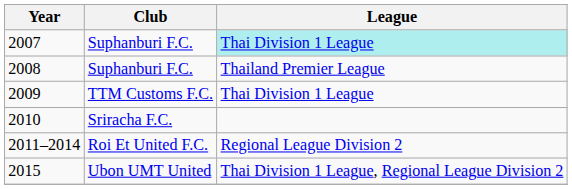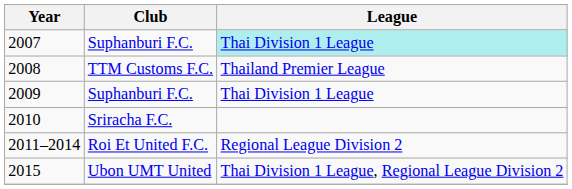(140, 68) Suphanburi F.C. -> (150, 68) TTM Customs F.C.
(150, 94) TTM Customs F.C. -> (140, 94) Suphanburi F.C.
